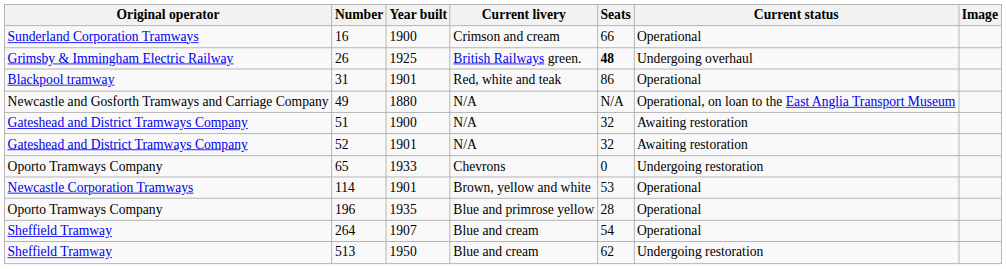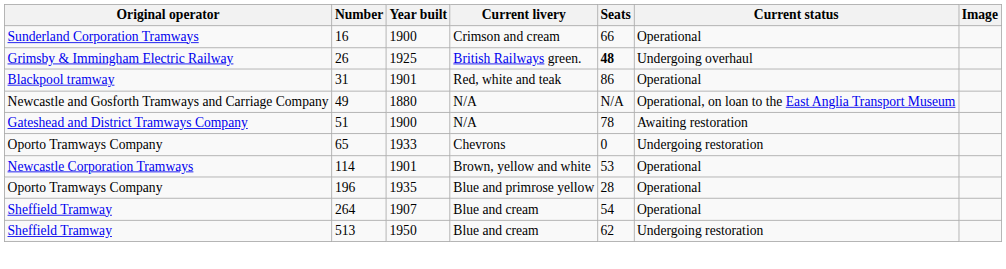(607, 123) 32 -> (607, 123) 78
- row: (342, 144)
